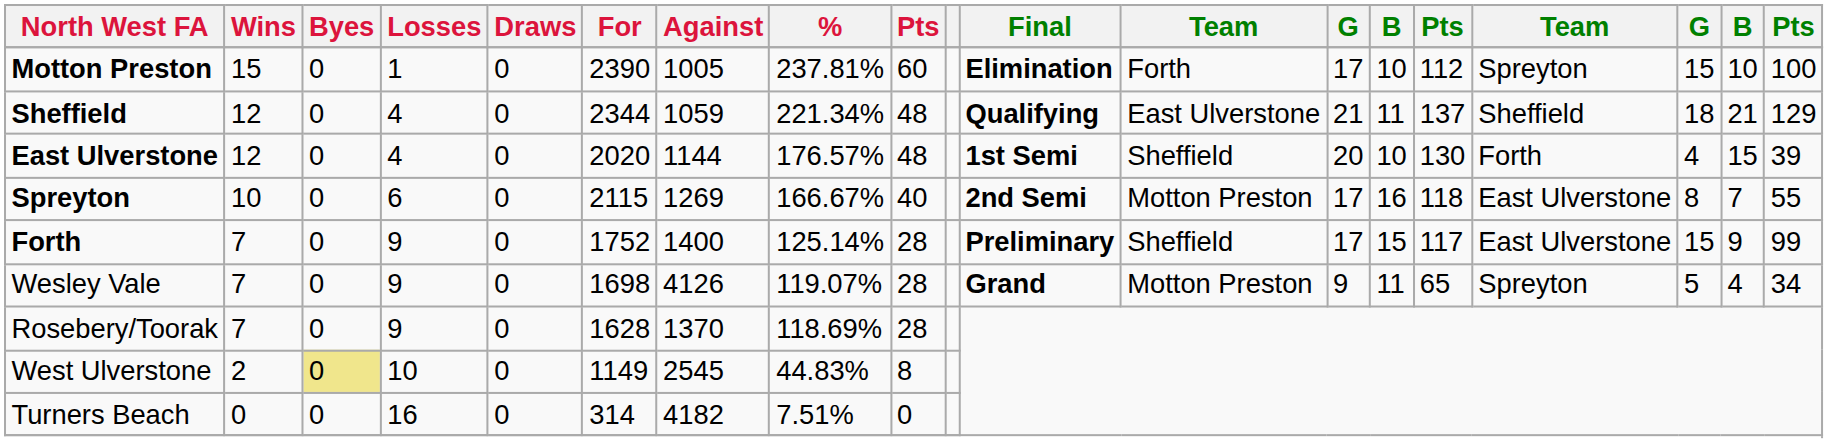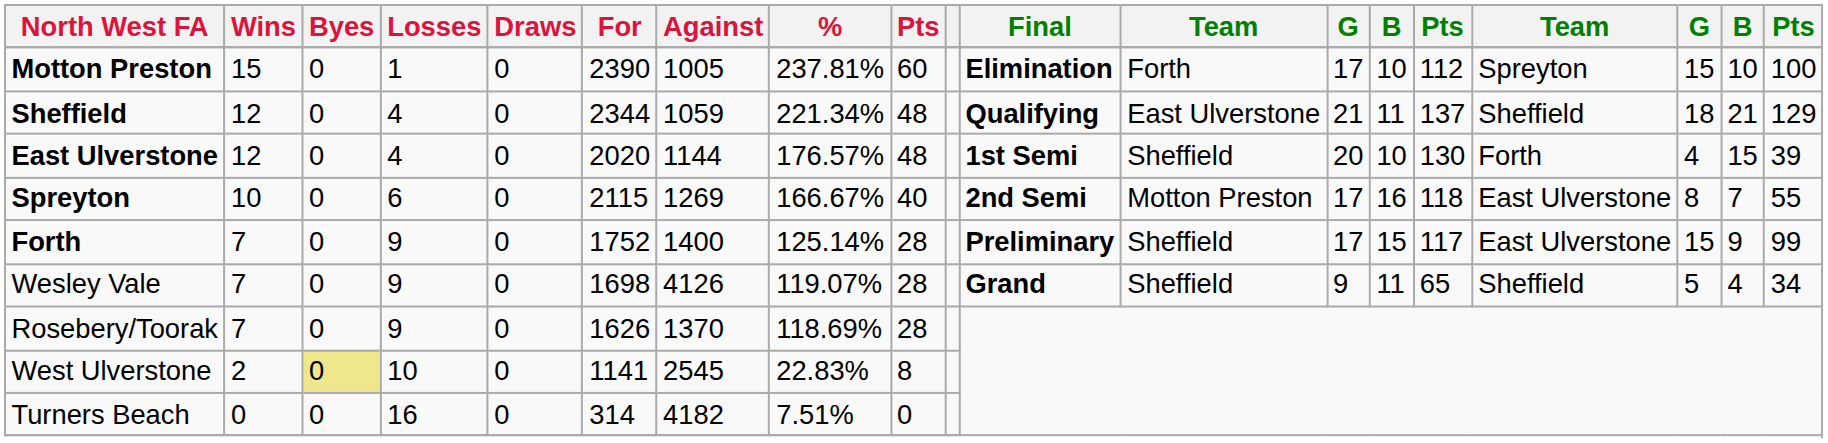(1220, 285) Motton Preston -> (1180, 285) Sheffield
(1533, 285) Spreyton -> (1531, 285) Sheffield
(620, 328) 1628 -> (620, 328) 1626
(619, 371) 1149 -> (619, 371) 1141
(823, 371) 44.83% -> (823, 371) 22.83%
